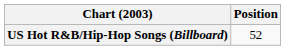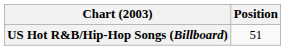(256, 34) 52 -> (256, 34) 51
